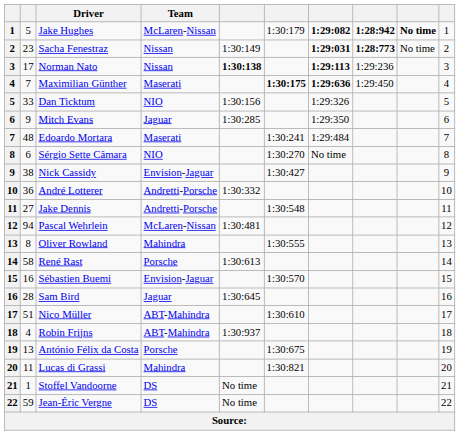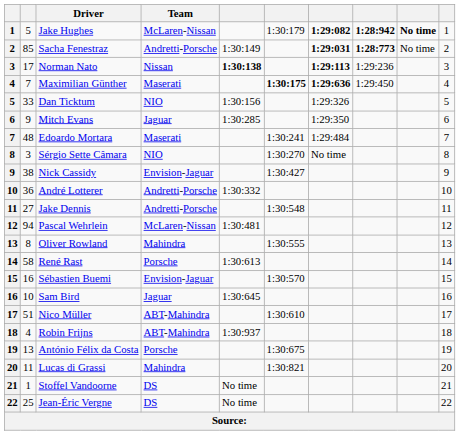(28, 48) 23 -> (28, 48) 85
(158, 48) Nissan -> (180, 48) Andretti-Porsche
(28, 154) 6 -> (28, 154) 3
(28, 296) 28 -> (28, 296) 10
(28, 402) 59 -> (28, 402) 25
